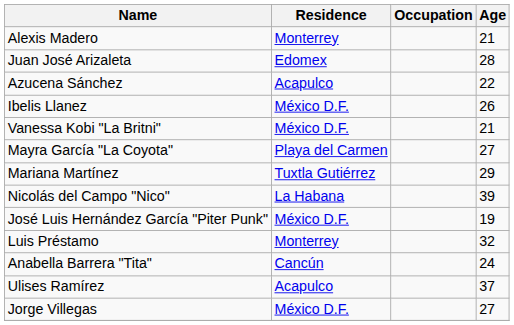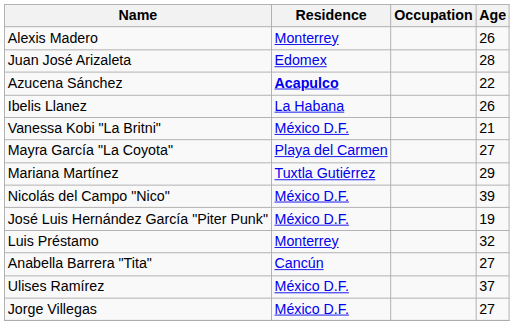(487, 38) 21 -> (487, 38) 26
(304, 83) normal -> (307, 83) bold
(312, 106) México D.F. -> (309, 106) La Habana
(309, 196) La Habana -> (312, 196) México D.F.
(487, 264) 24 -> (487, 264) 27
(304, 286) Acapulco -> (312, 286) México D.F.
